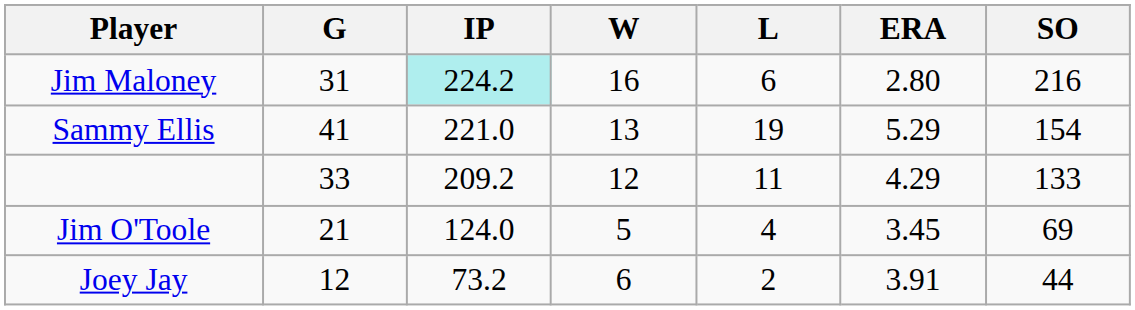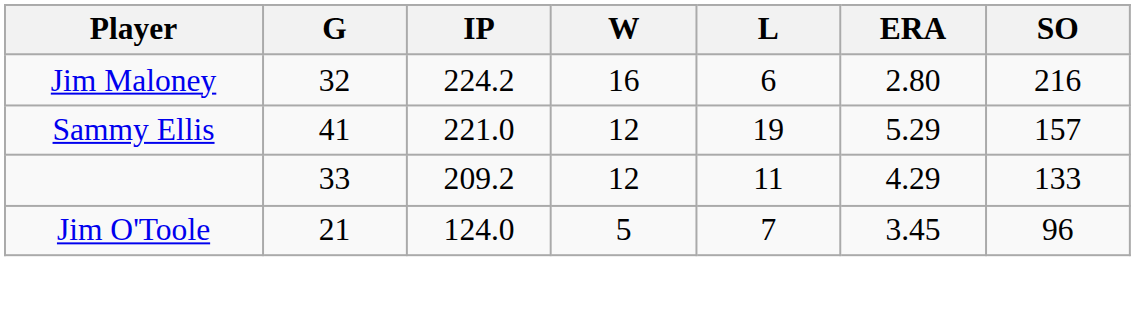(334, 79) 31 -> (334, 79) 32
(479, 79) paleturquoise background -> (479, 79) no background
(624, 129) 13 -> (624, 129) 12
(1058, 129) 154 -> (1058, 129) 157
(768, 229) 4 -> (768, 229) 7
(1058, 229) 69 -> (1058, 229) 96
- row: (134, 279)
